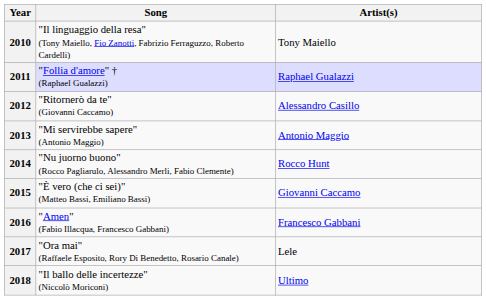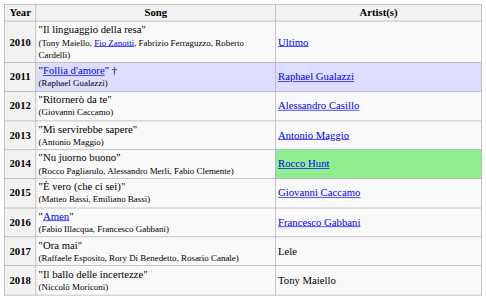(307, 42) Tony Maiello -> (293, 42) Ultimo
(304, 164) no background -> (304, 164) lightgreen background
(293, 280) Ultimo -> (307, 280) Tony Maiello
